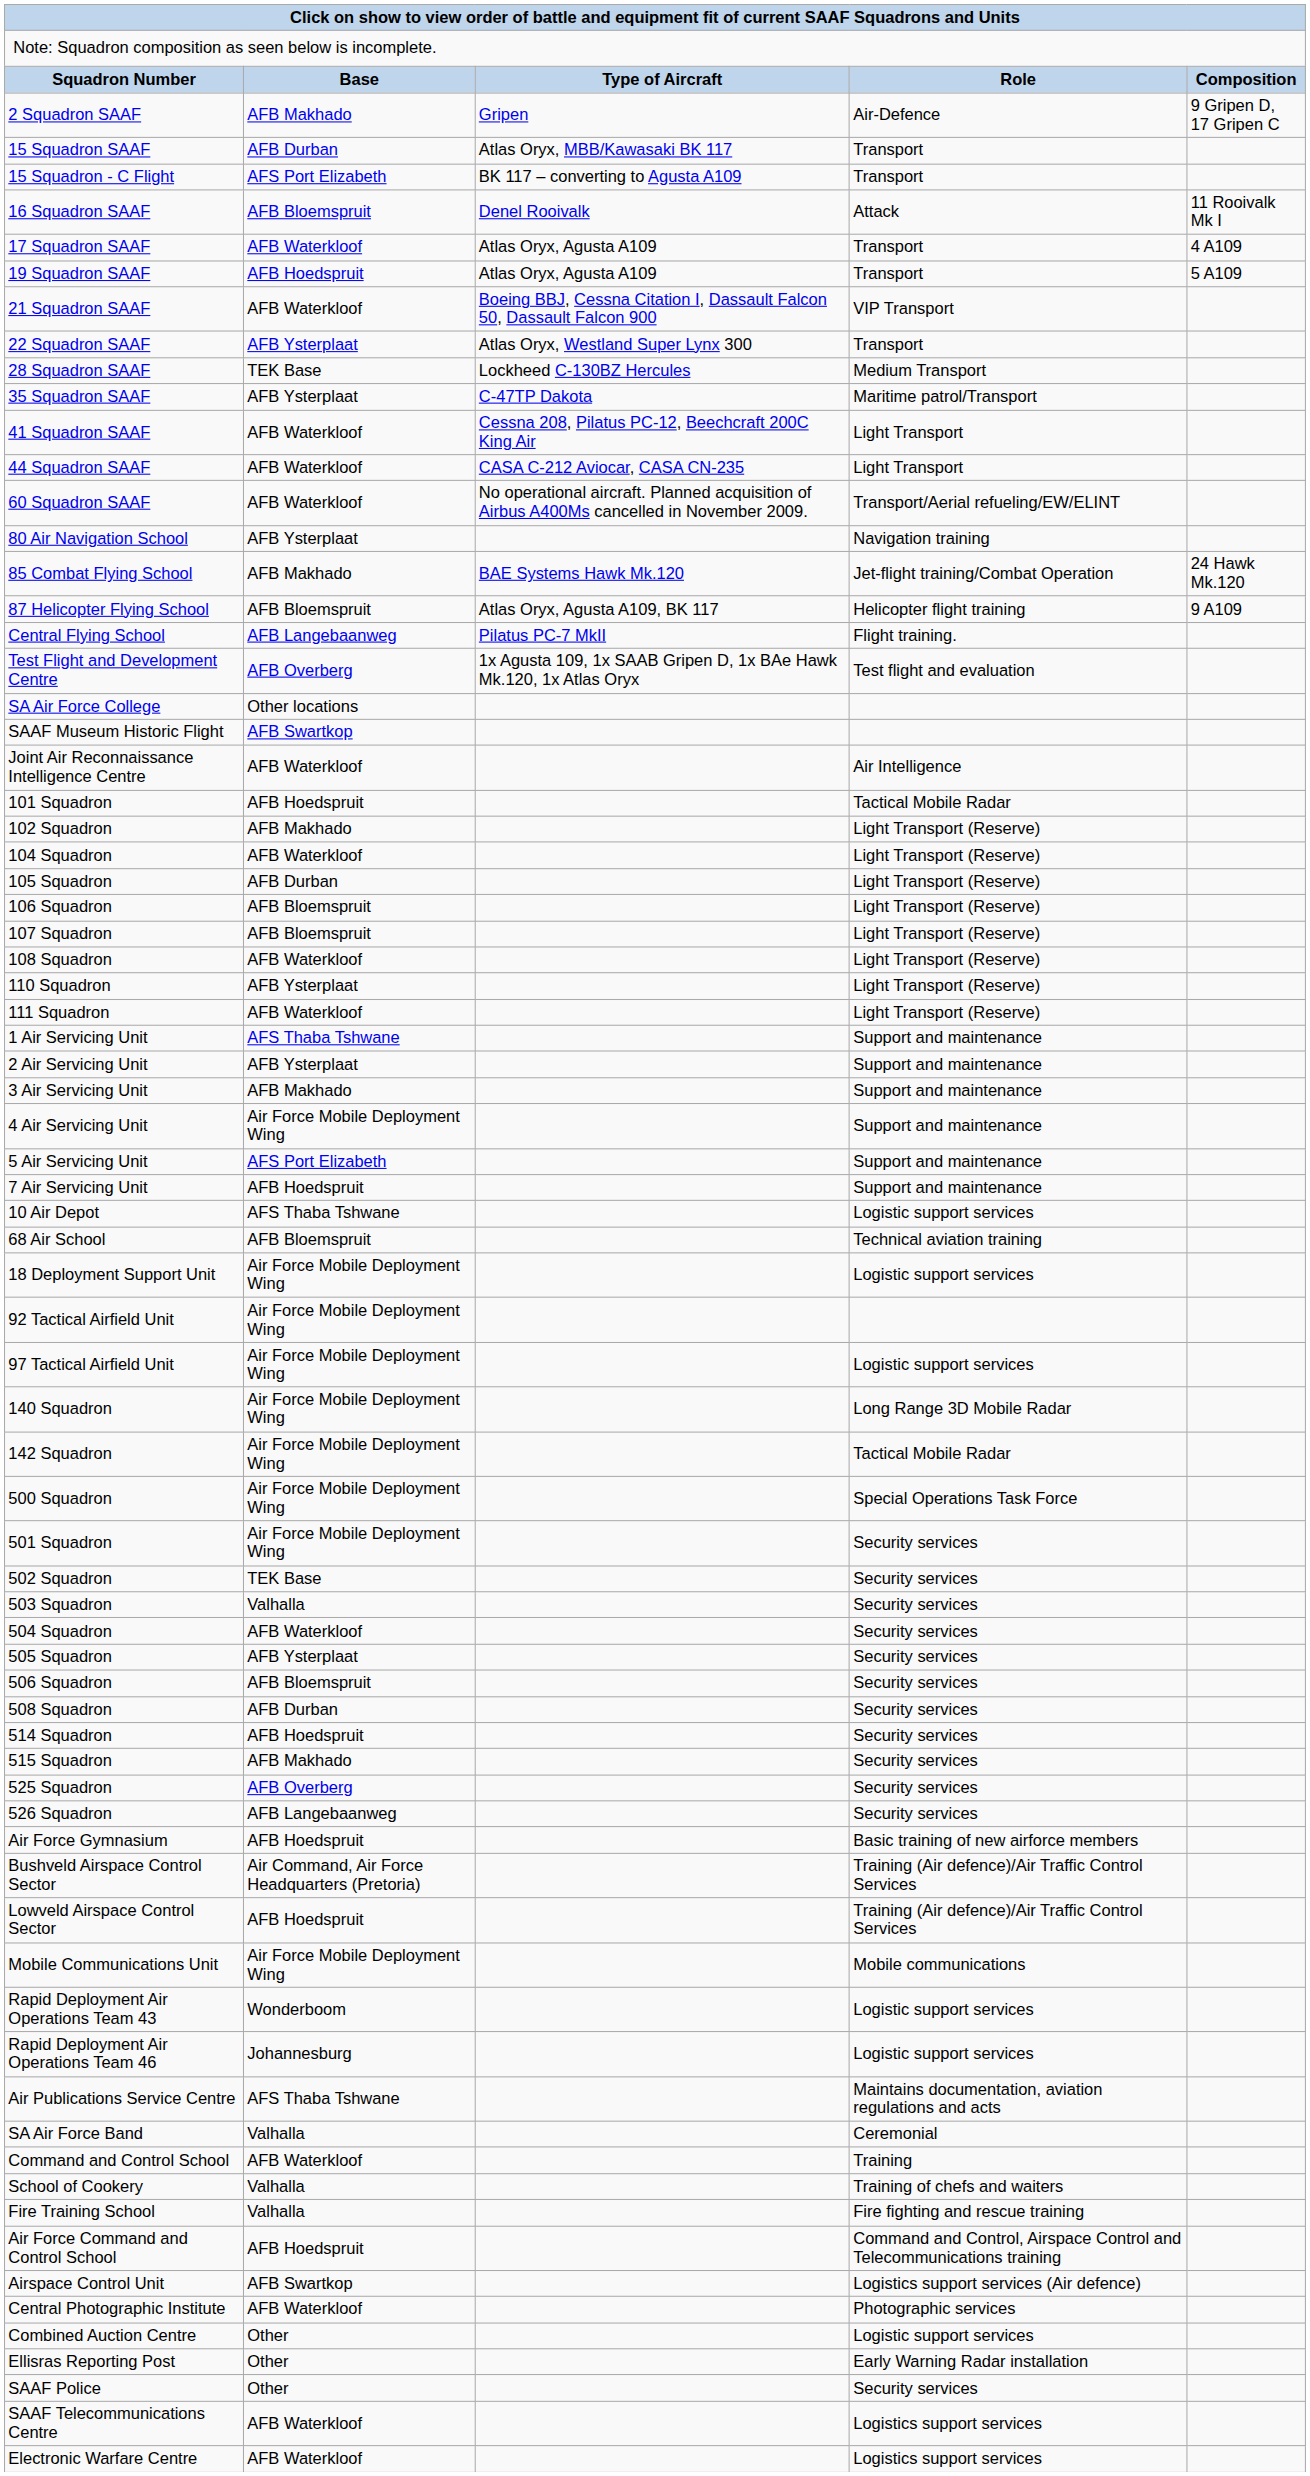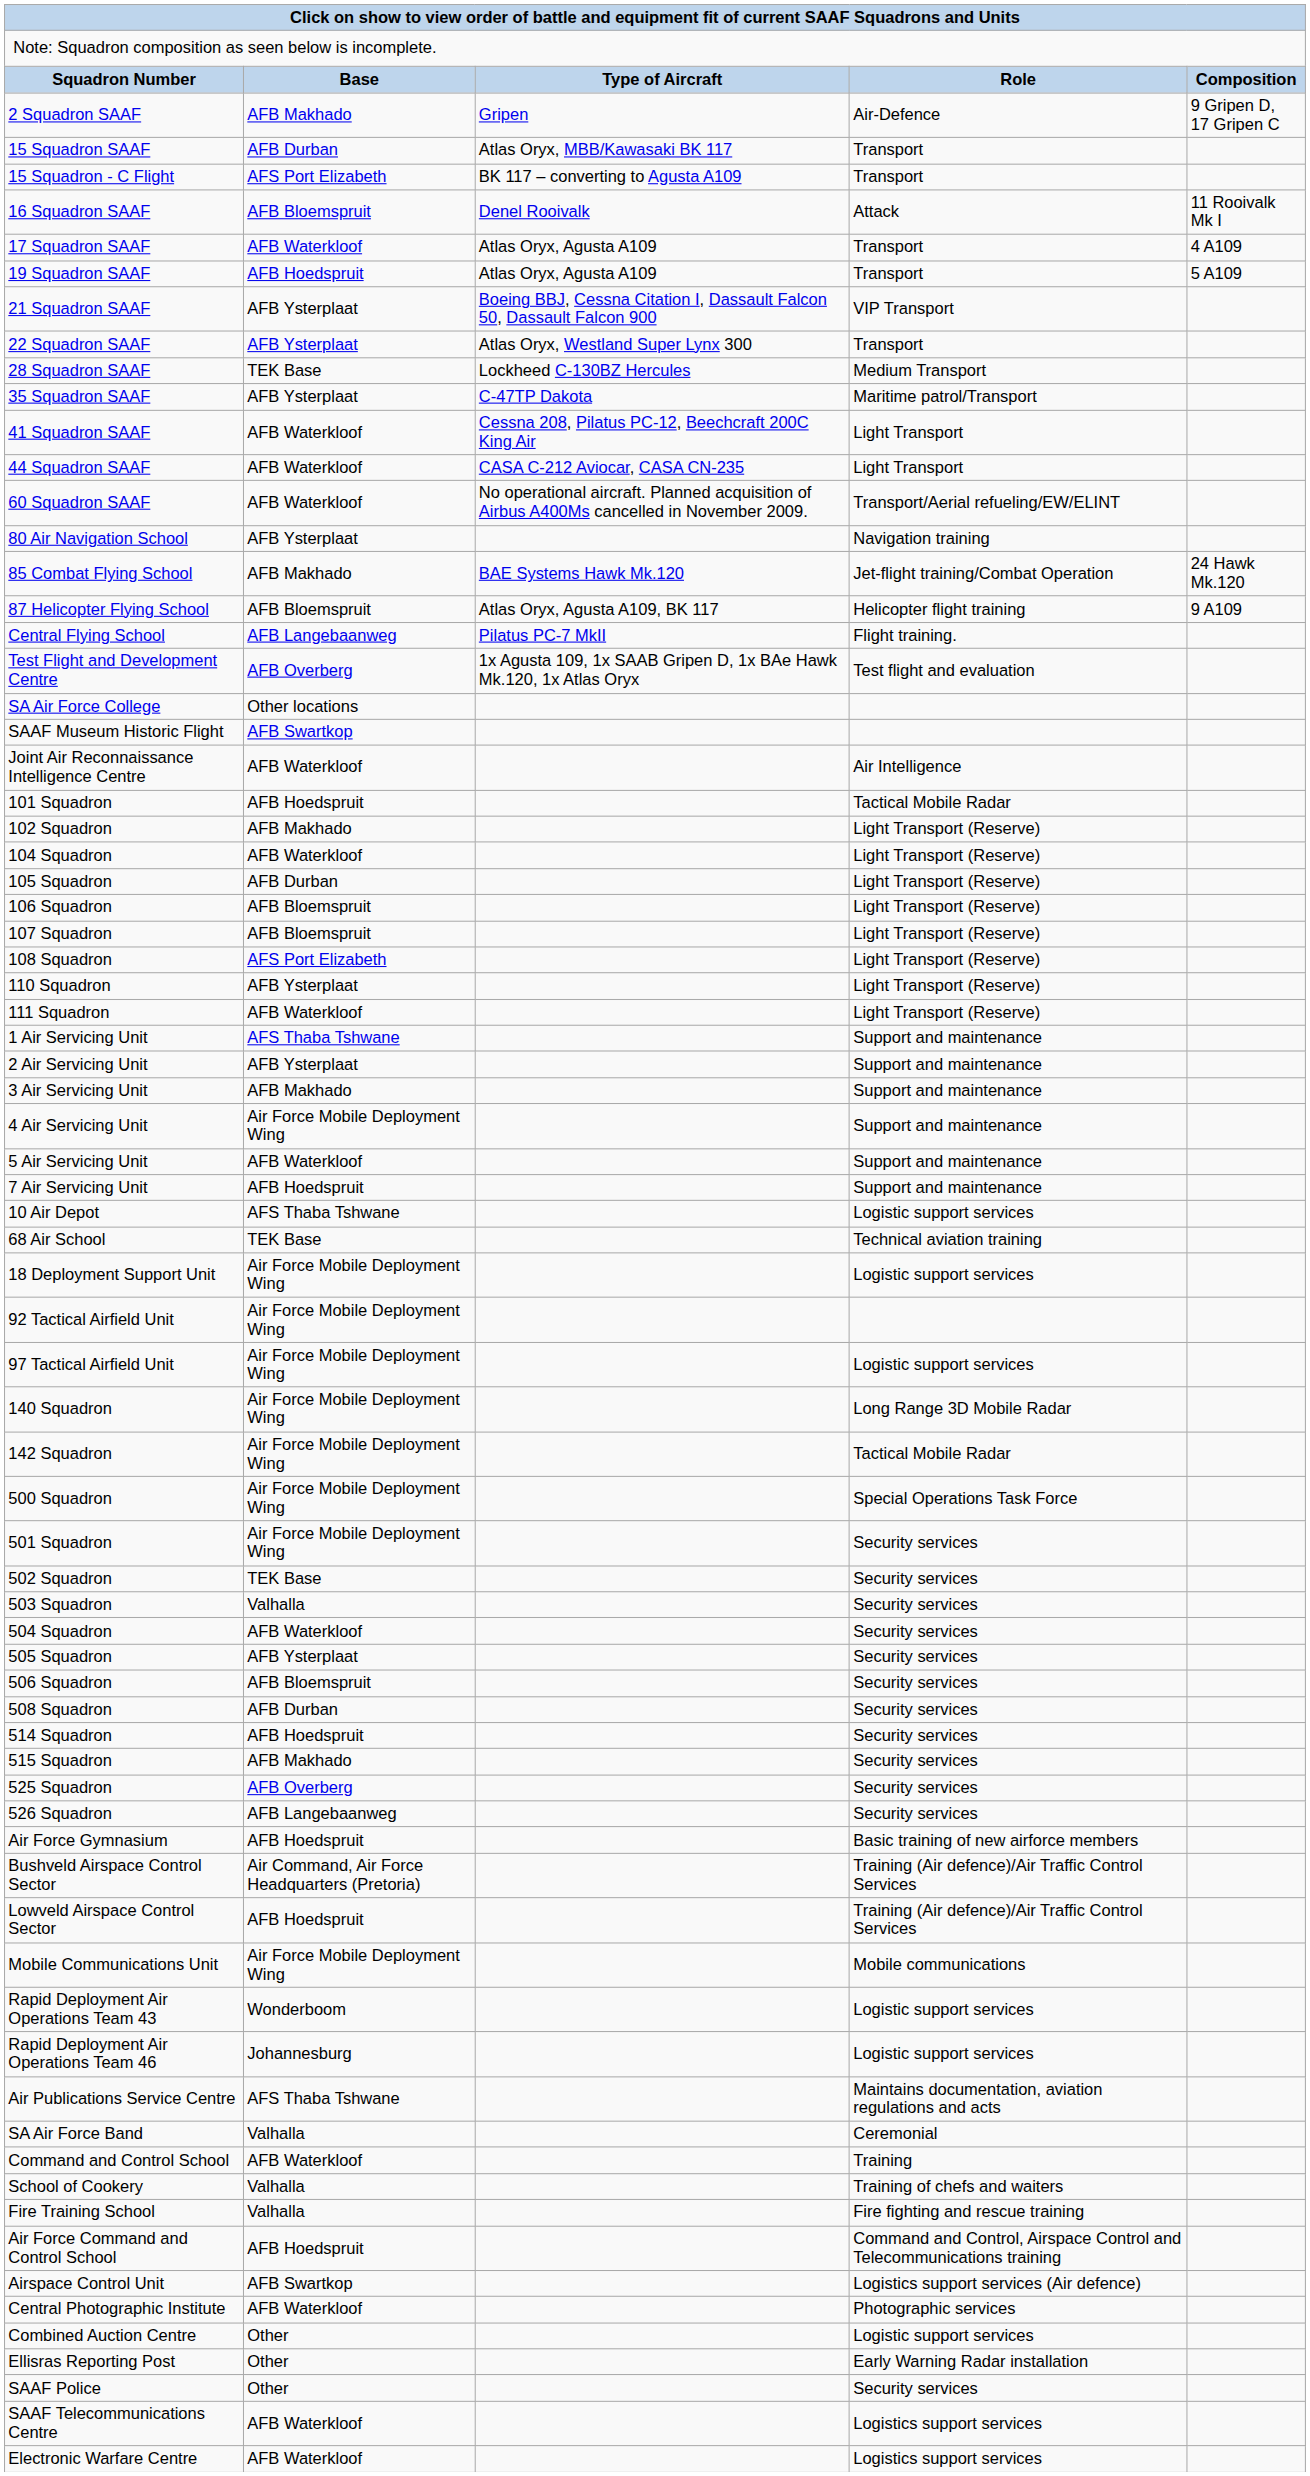(305, 309) AFB Waterkloof -> (303, 309) AFB Ysterplaat
(305, 959) AFB Waterkloof -> (317, 959) AFS Port Elizabeth
(317, 1161) AFS Port Elizabeth -> (305, 1161) AFB Waterkloof
(309, 1239) AFB Bloemspruit -> (284, 1239) TEK Base
